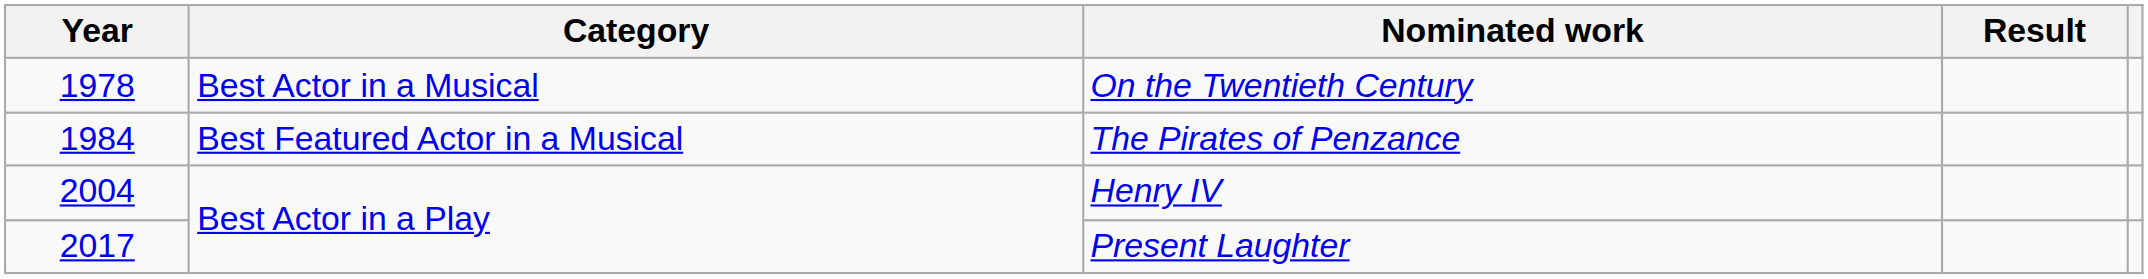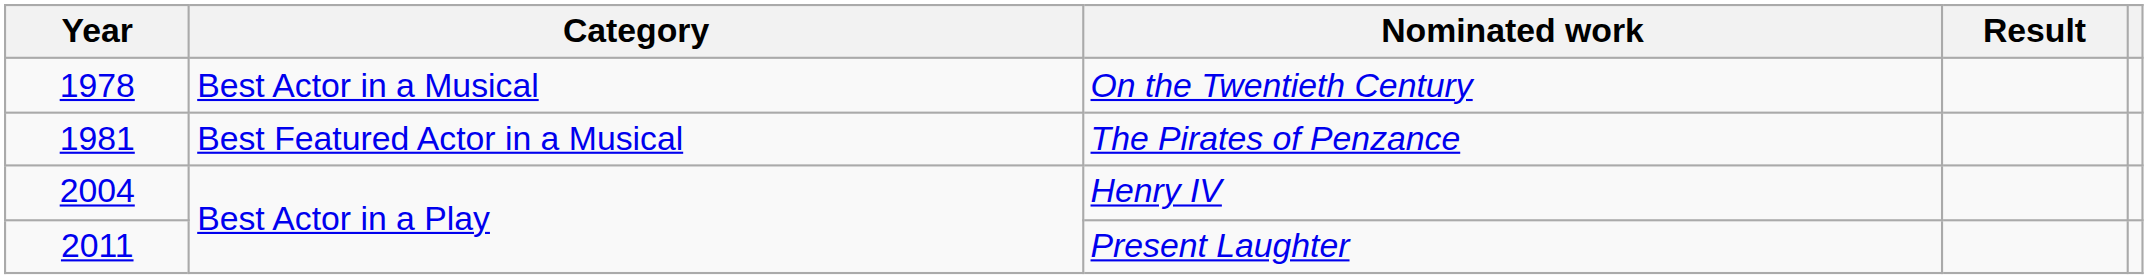(97, 138) 1984 -> (97, 138) 1981
(97, 245) 2017 -> (97, 245) 2011
